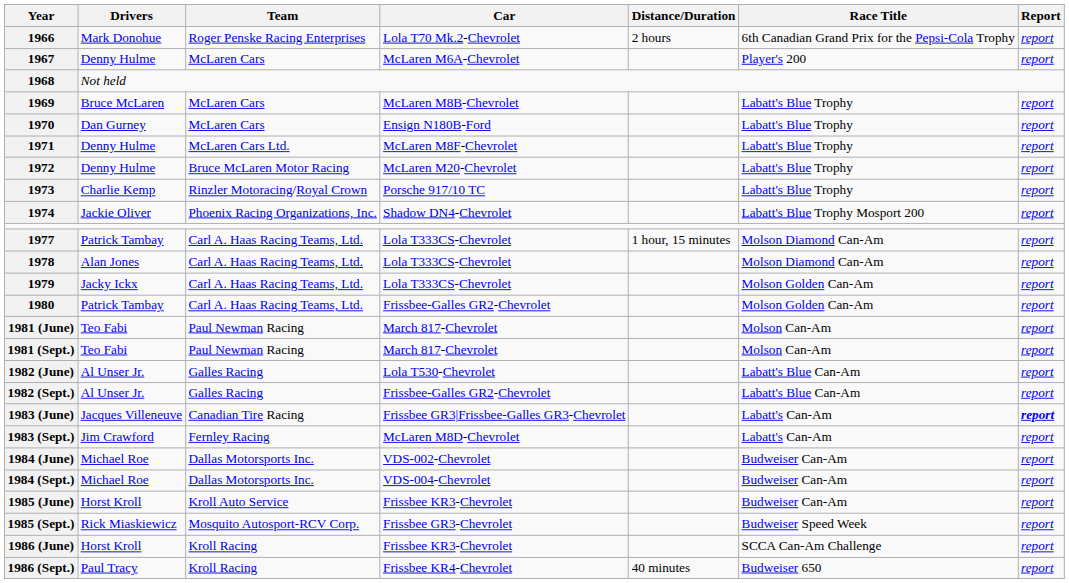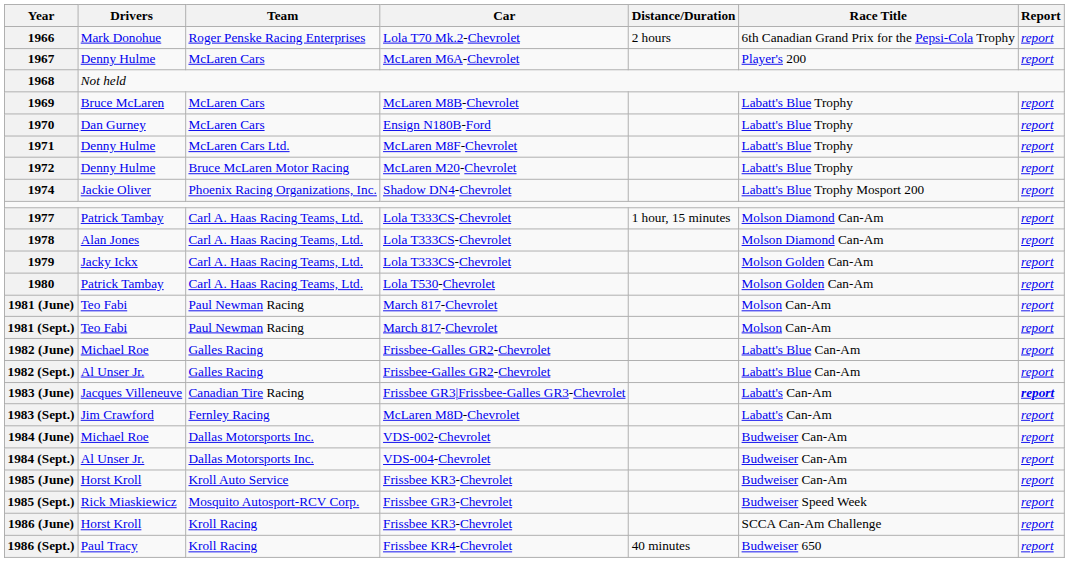- row: (41, 190)
(467, 306) Frissbee-Galles GR2-Chevrolet -> (439, 284) Lola T530-Chevrolet
(113, 371) Al Unser Jr. -> (115, 349) Michael Roe
(439, 371) Lola T530-Chevrolet -> (467, 349) Frissbee-Galles GR2-Chevrolet
(115, 480) Michael Roe -> (113, 459) Al Unser Jr.
